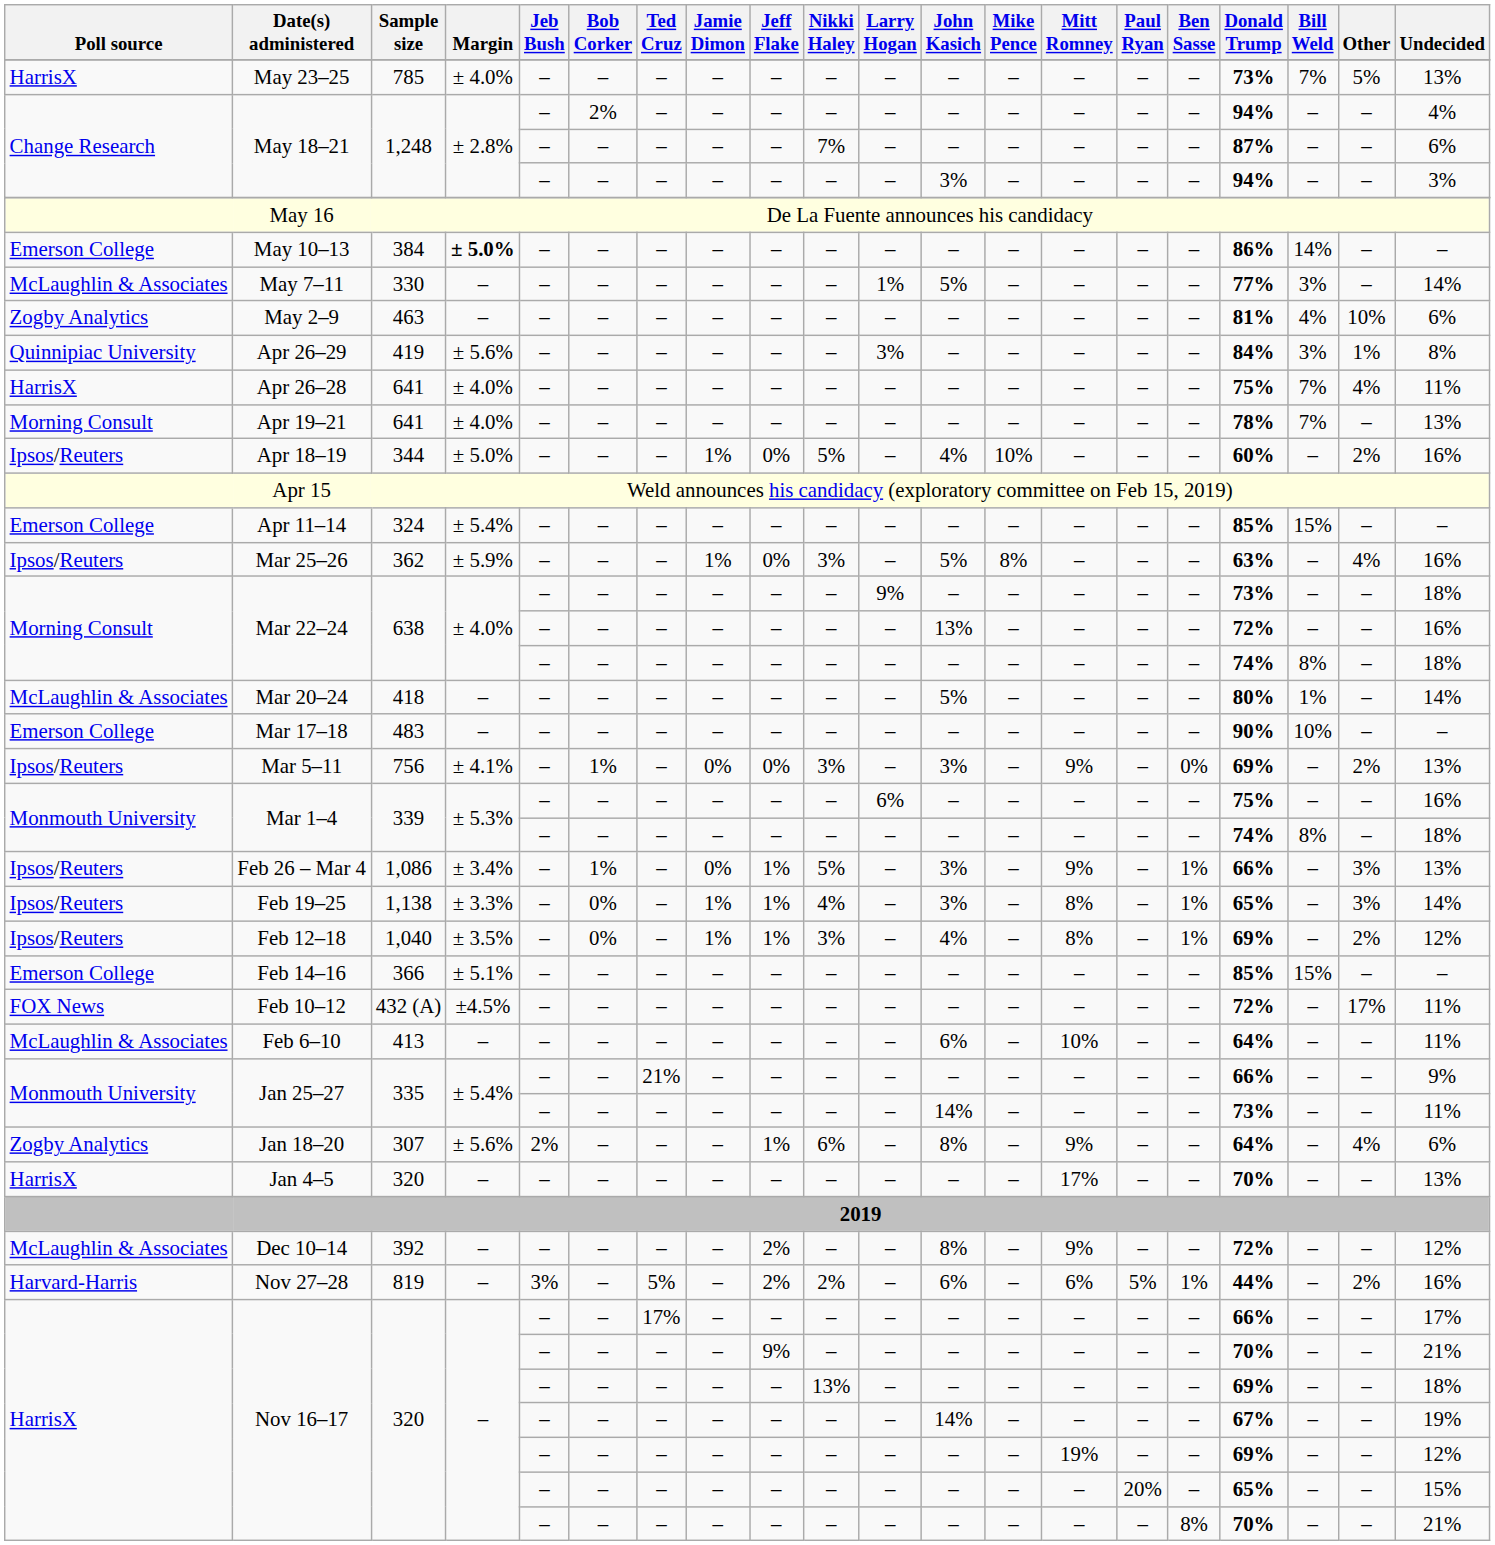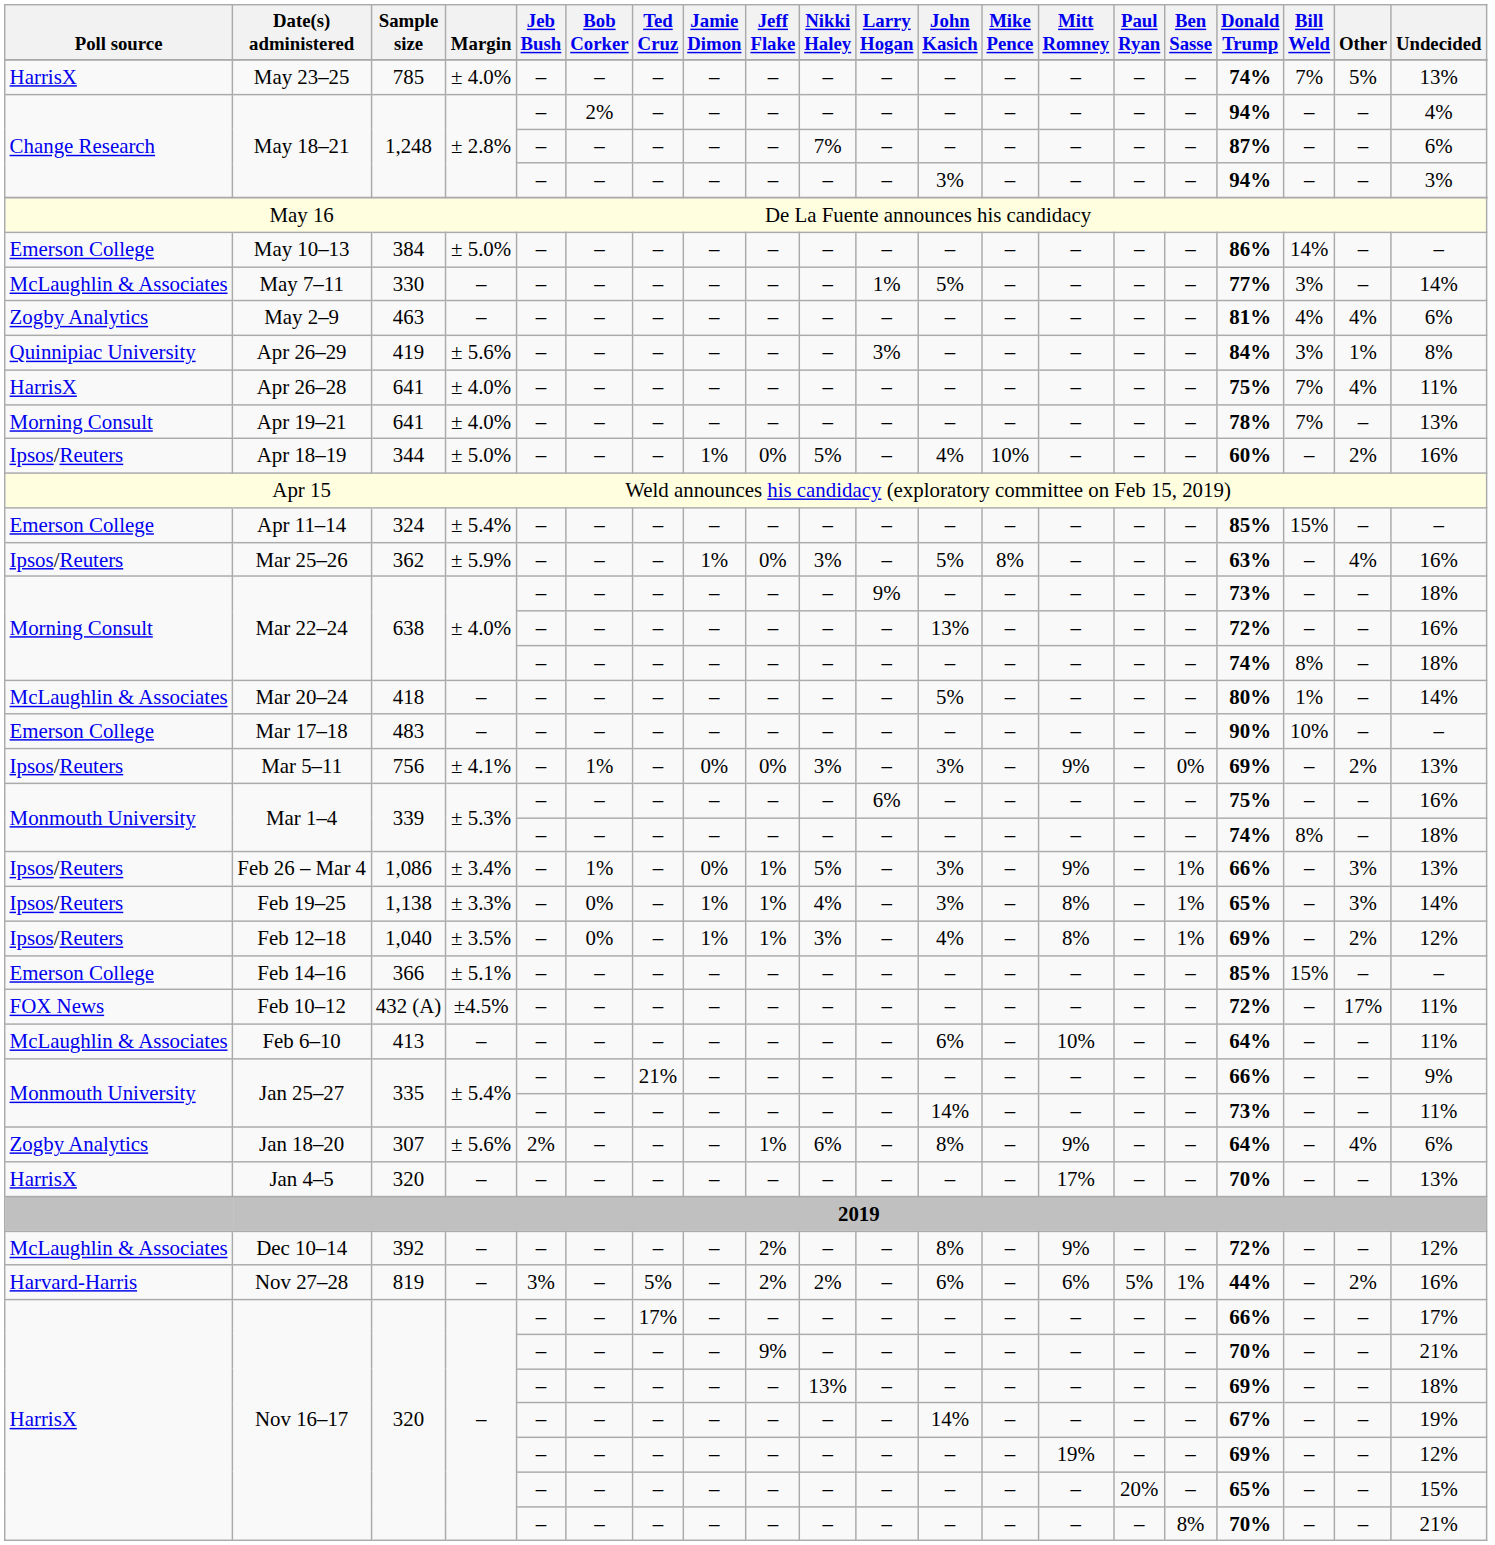(1254, 77) 73% -> (1250, 77) 74%
(483, 249) bold -> (481, 249) normal
(1366, 318) 10% -> (1363, 318) 4%
